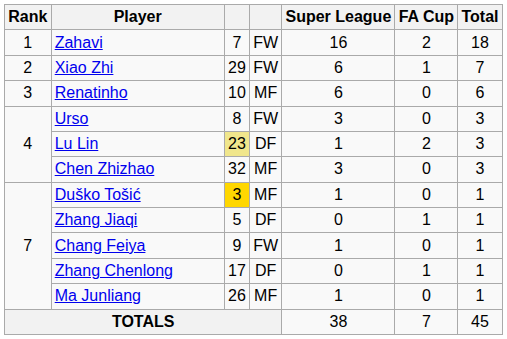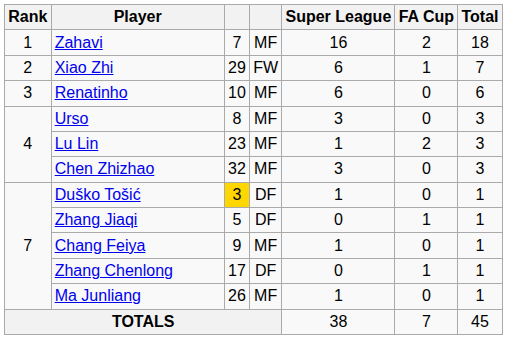(266, 42) FW -> (266, 42) MF
(266, 118) FW -> (266, 118) MF
(237, 144) khaki background -> (237, 144) no background
(266, 144) DF -> (266, 144) MF
(266, 194) MF -> (266, 194) DF
(266, 245) FW -> (266, 245) MF
